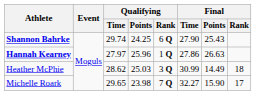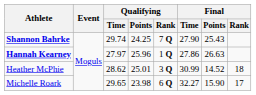(166, 40) 6 Q -> (166, 40) 7 Q
(141, 69) 25.03 -> (141, 69) 25.01
(214, 69) 14.49 -> (214, 69) 14.52
(166, 83) 7 Q -> (166, 83) 6 Q
